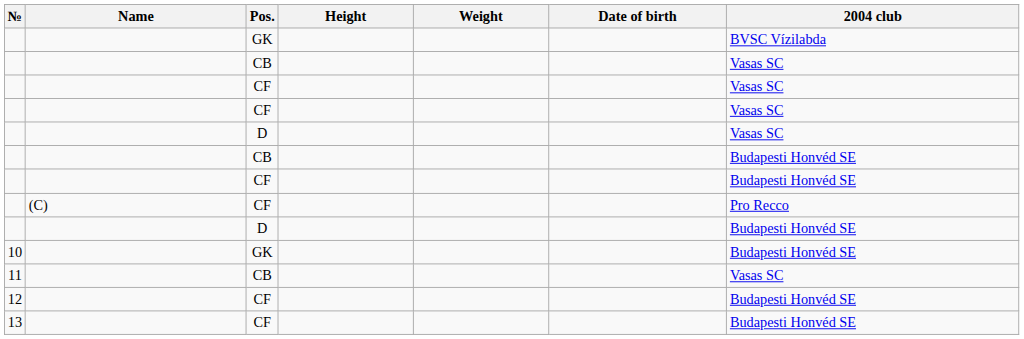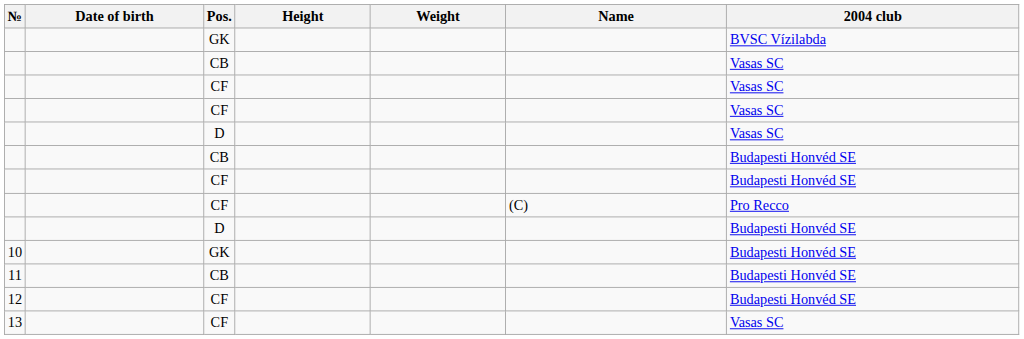columns swapped: (136, 16) <-> (638, 16)
(757, 275) Vasas SC -> (793, 275) Budapesti Honvéd SE
(793, 322) Budapesti Honvéd SE -> (757, 322) Vasas SC
